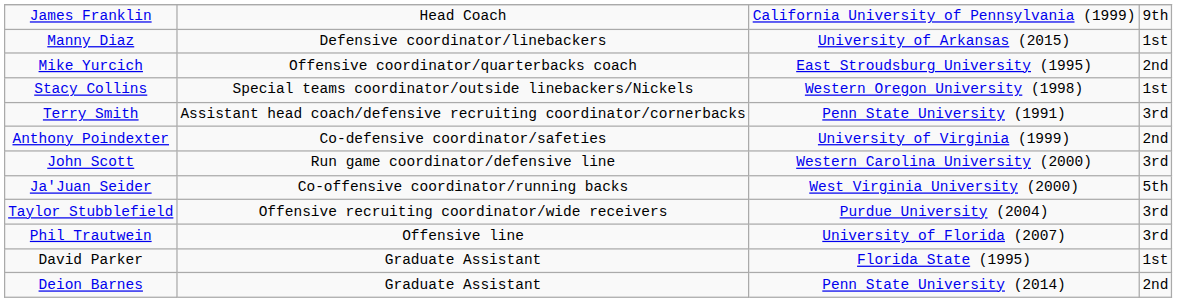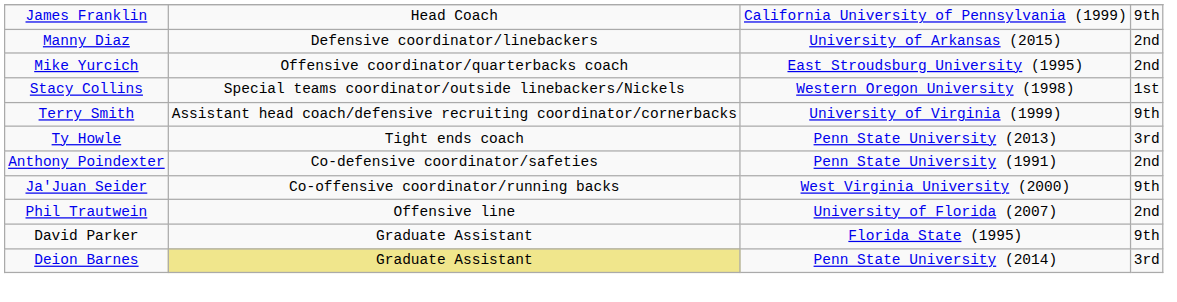(1155, 41) 1st -> (1147, 41) 2nd
(944, 114) Penn State University (1991) -> (935, 114) University of Virginia (1999)
(1155, 114) 3rd -> (1147, 114) 9th
+ row: (86, 138)
(944, 138) University of Virginia (1999) -> (935, 163) Penn State University (1991)
- row: (91, 163)
(1155, 187) 5th -> (1147, 187) 9th
- row: (91, 211)
(1155, 236) 3rd -> (1147, 211) 2nd
(1155, 260) 1st -> (1147, 236) 9th
(463, 285) no background -> (454, 260) khaki background
(1155, 285) 2nd -> (1147, 260) 3rd
